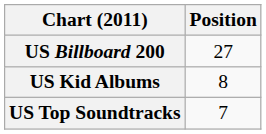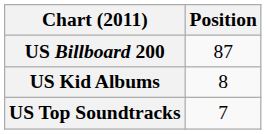(223, 50) 27 -> (223, 50) 87
